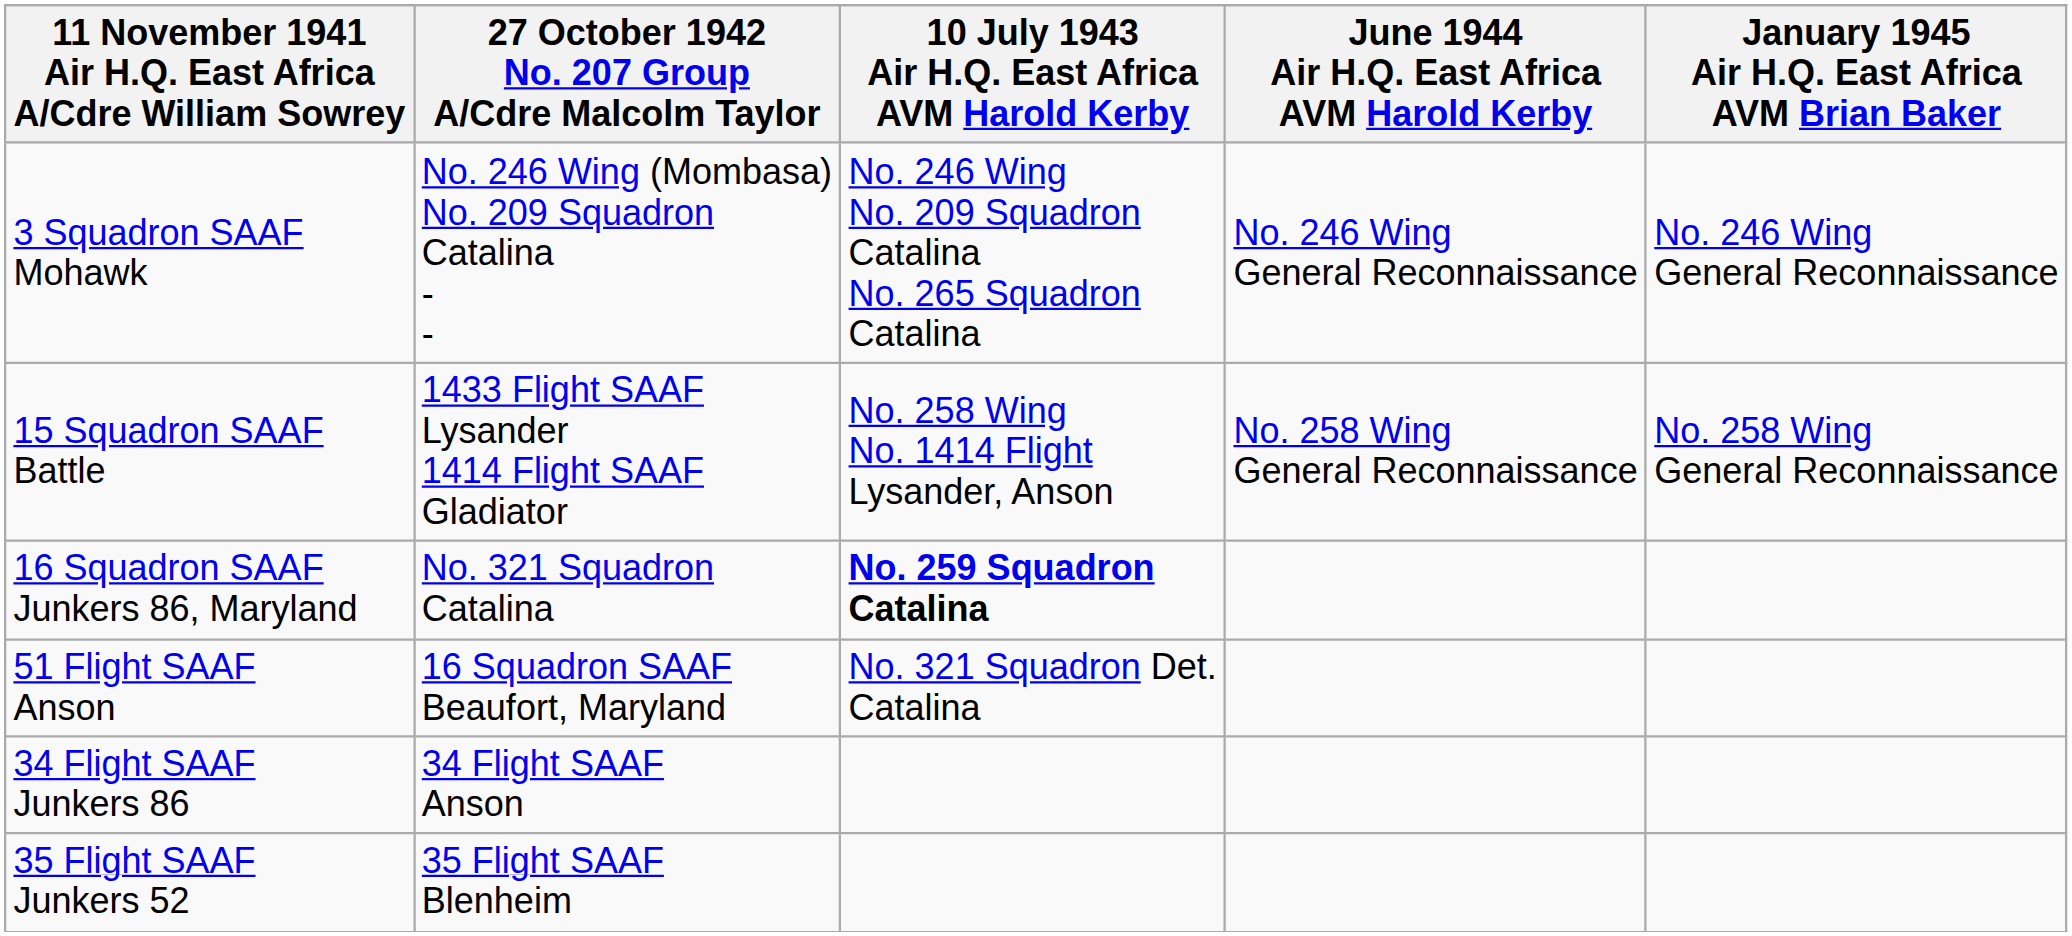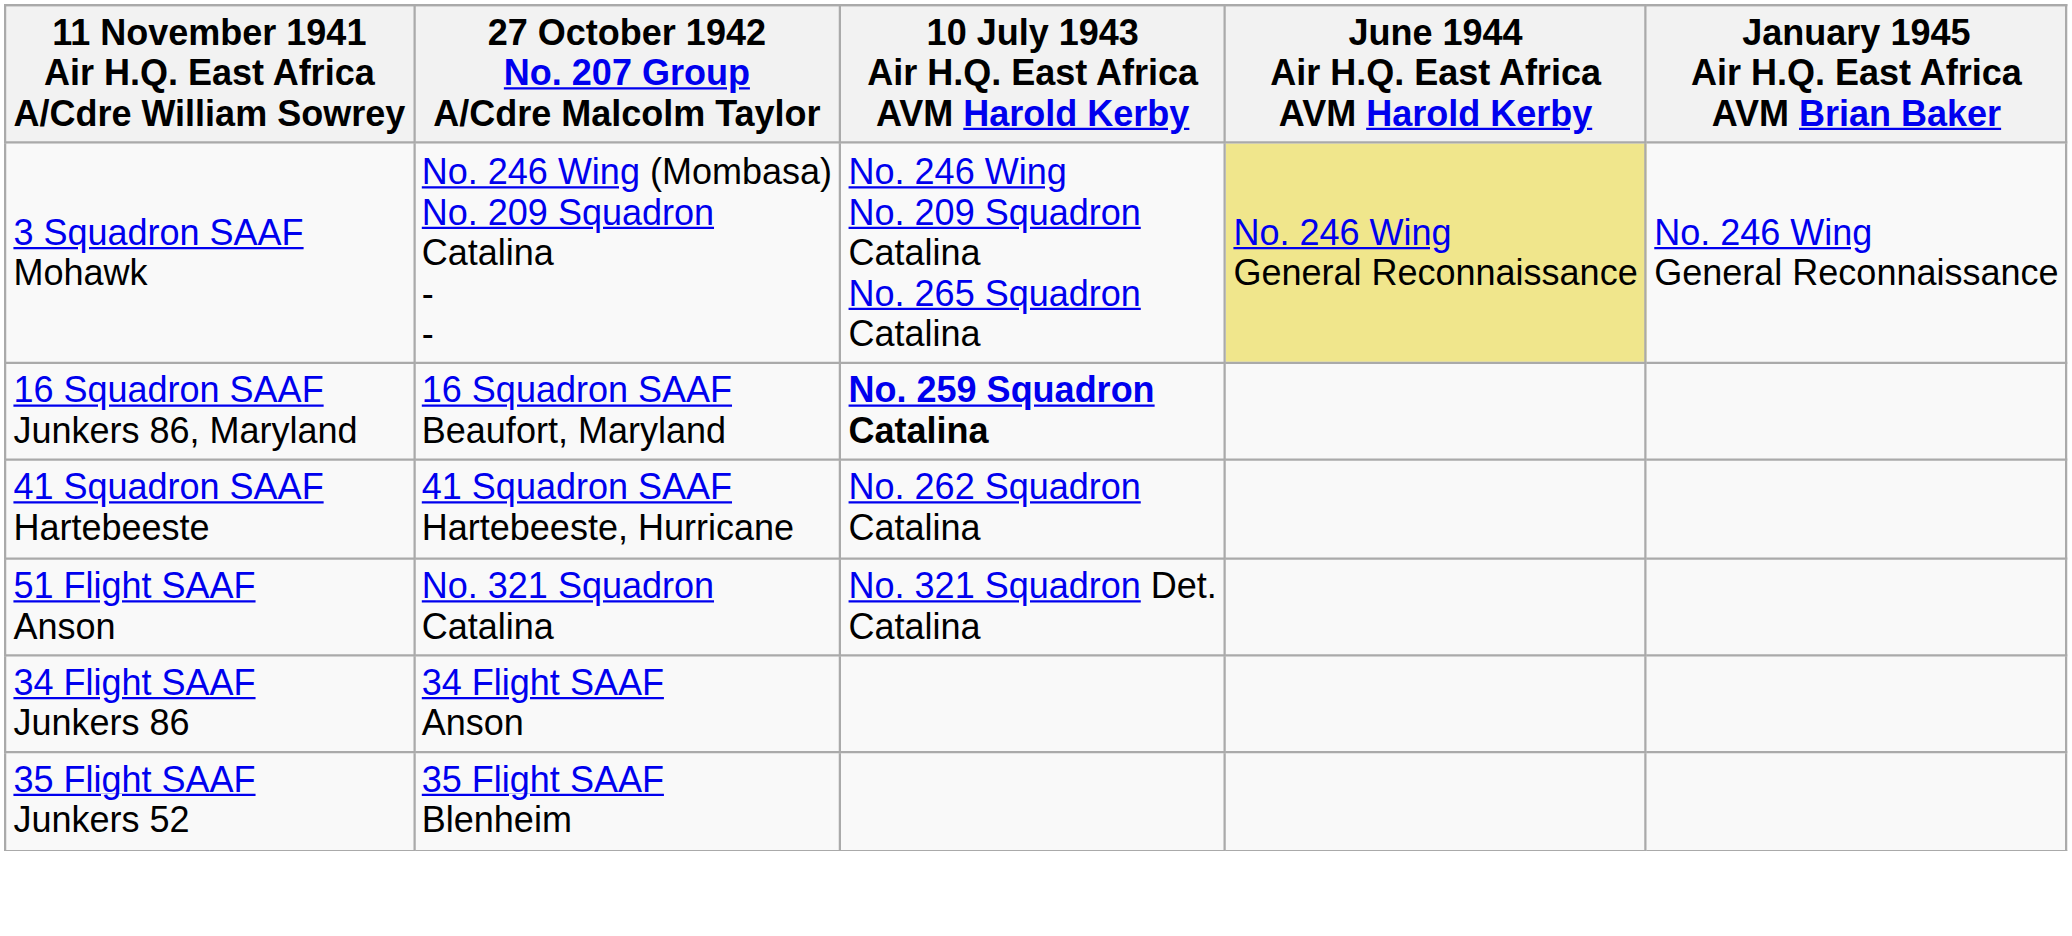(1436, 252) no background -> (1436, 252) khaki background
- row: (169, 450)
(568, 589) No. 321 Squadron Catalina -> (577, 410) 16 Squadron SAAF Beaufort, Maryland
+ row: (169, 508)
(577, 686) 16 Squadron SAAF Beaufort, Maryland -> (568, 605) No. 321 Squadron Catalina
